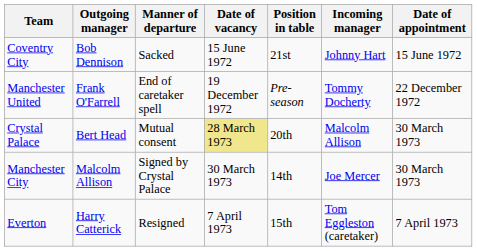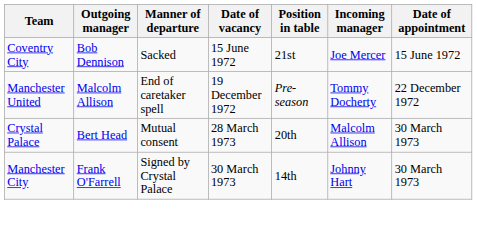(355, 54) Johnny Hart -> (358, 54) Joe Mercer
(98, 94) Frank O'Farrell -> (99, 94) Malcolm Allison
(231, 135) khaki background -> (235, 135) no background
(98, 175) Malcolm Allison -> (99, 175) Frank O'Farrell
(352, 175) Joe Mercer -> (348, 175) Johnny Hart
- row: (27, 222)
